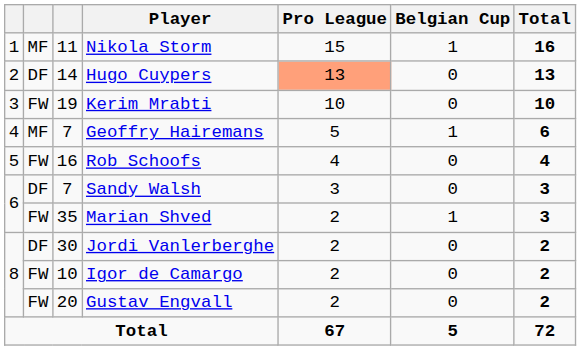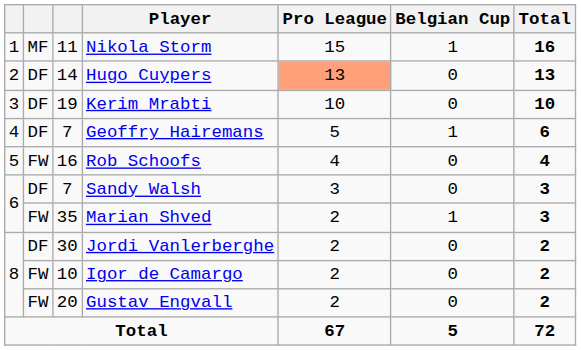(38, 104) FW -> (38, 104) DF
(38, 132) MF -> (38, 132) DF
